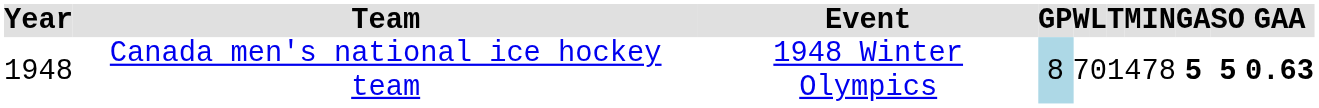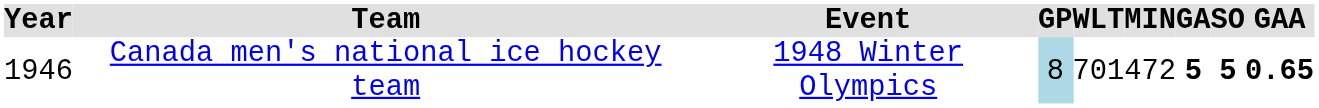(38, 70) 1948 -> (38, 70) 1946
(1150, 70) 478 -> (1150, 70) 472
(1280, 70) 0.63 -> (1280, 70) 0.65
